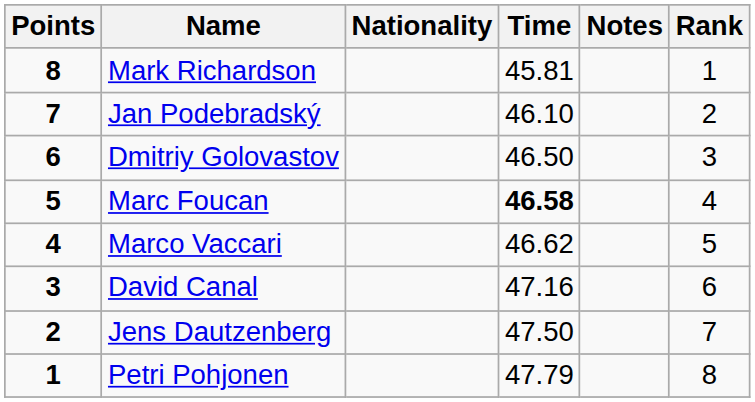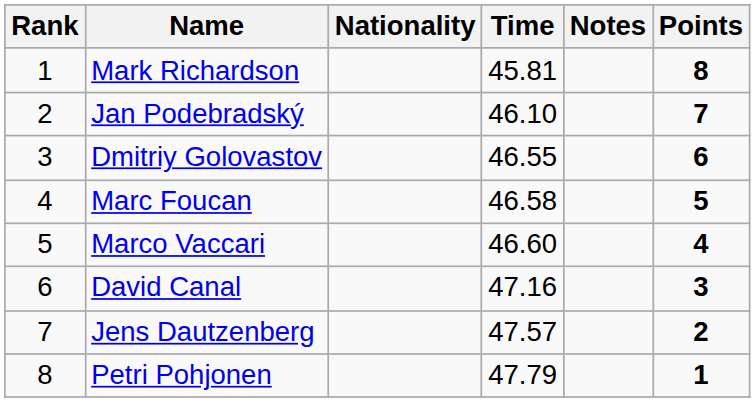columns swapped: (709, 26) <-> (53, 26)
(539, 157) 46.50 -> (523, 157) 46.55
(539, 200) bold -> (523, 200) normal
(539, 244) 46.62 -> (523, 244) 46.60
(539, 331) 47.50 -> (523, 331) 47.57
